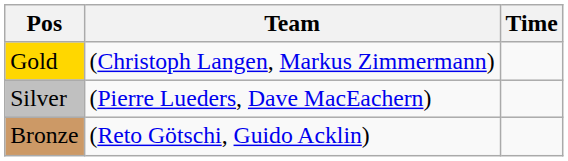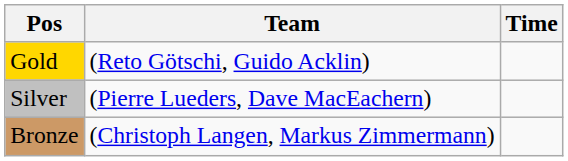(292, 60) (Christoph Langen, Markus Zimmermann) -> (230, 60) (Reto Götschi, Guido Acklin)
(230, 135) (Reto Götschi, Guido Acklin) -> (292, 135) (Christoph Langen, Markus Zimmermann)
